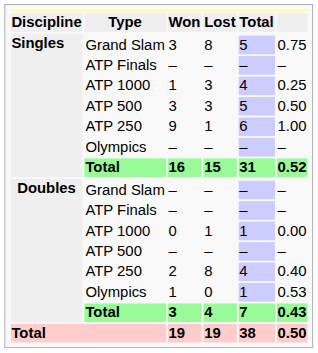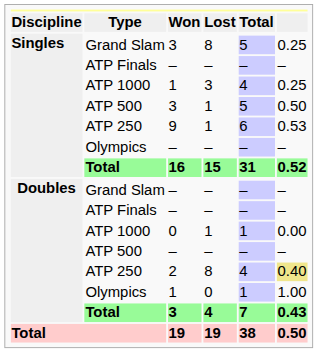(292, 45) 0.75 -> (292, 45) 0.25
(208, 106) 3 -> (208, 106) 1
(292, 126) 1.00 -> (292, 126) 0.53
(292, 272) no background -> (292, 272) khaki background
(292, 292) 0.53 -> (292, 292) 1.00
